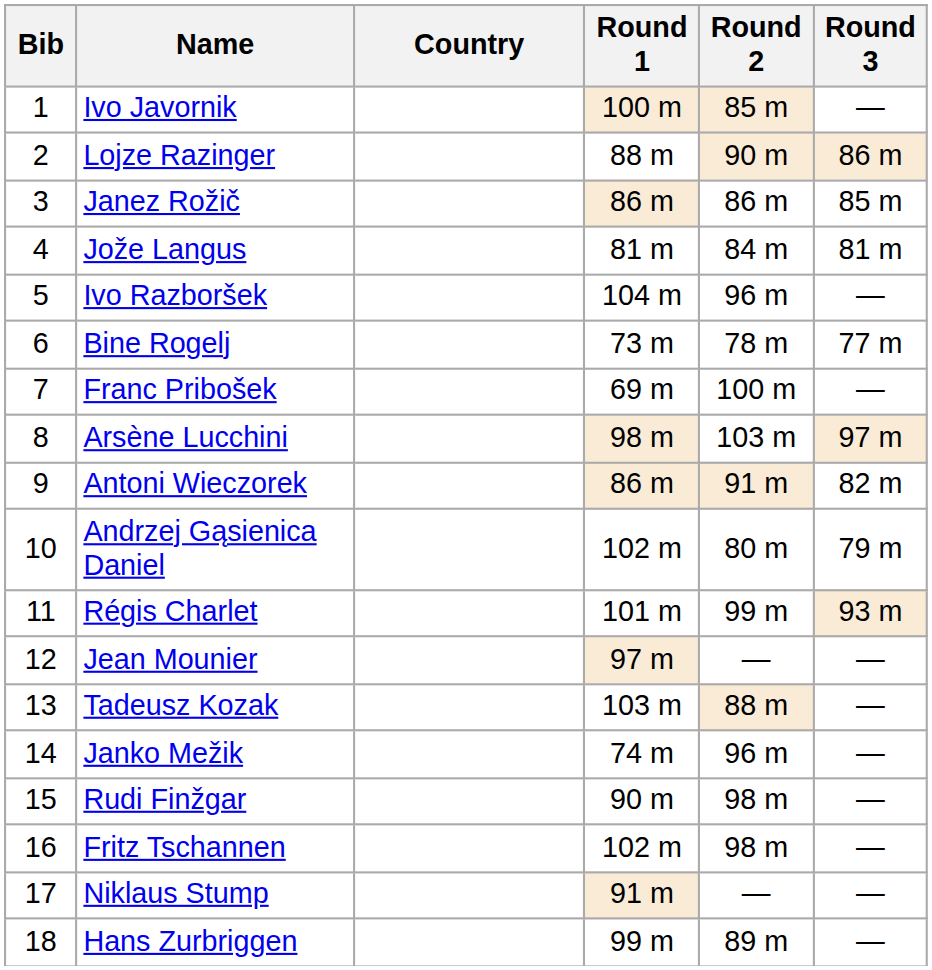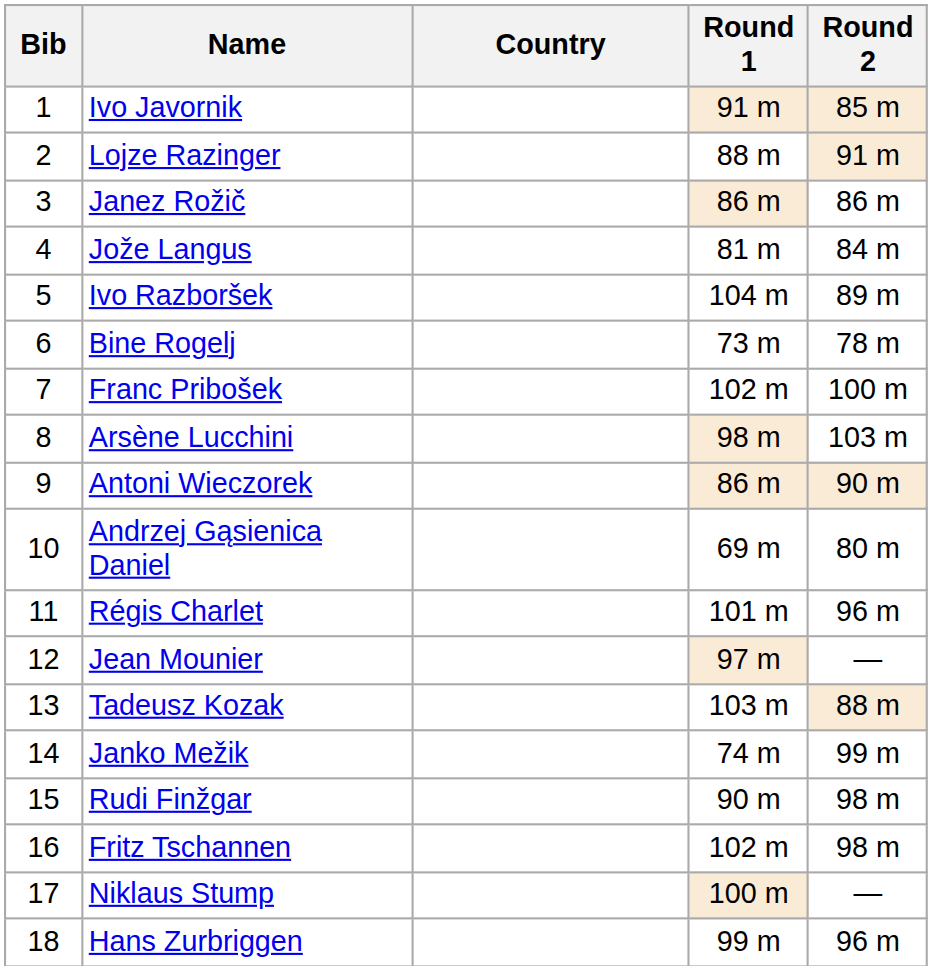- column: (870, 44)
(642, 108) 100 m -> (749, 108) 91 m
(756, 155) 90 m -> (868, 155) 91 m
(756, 296) 96 m -> (868, 296) 89 m
(642, 390) 69 m -> (749, 390) 102 m
(756, 484) 91 m -> (868, 484) 90 m
(642, 548) 102 m -> (749, 548) 69 m
(756, 611) 99 m -> (868, 611) 96 m
(756, 752) 96 m -> (868, 752) 99 m
(642, 894) 91 m -> (749, 894) 100 m
(756, 941) 89 m -> (868, 941) 96 m
